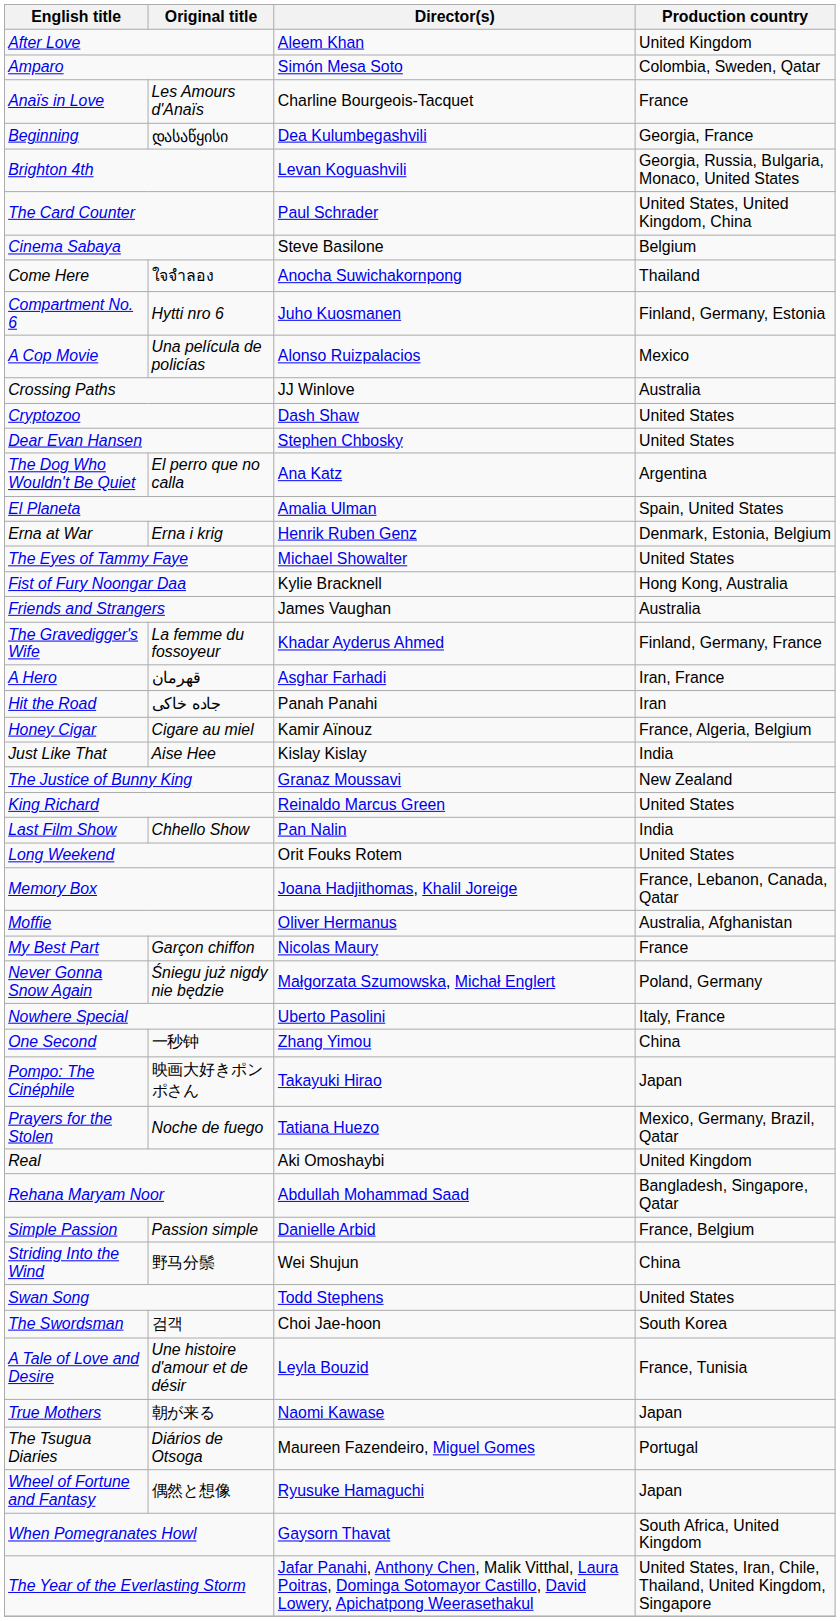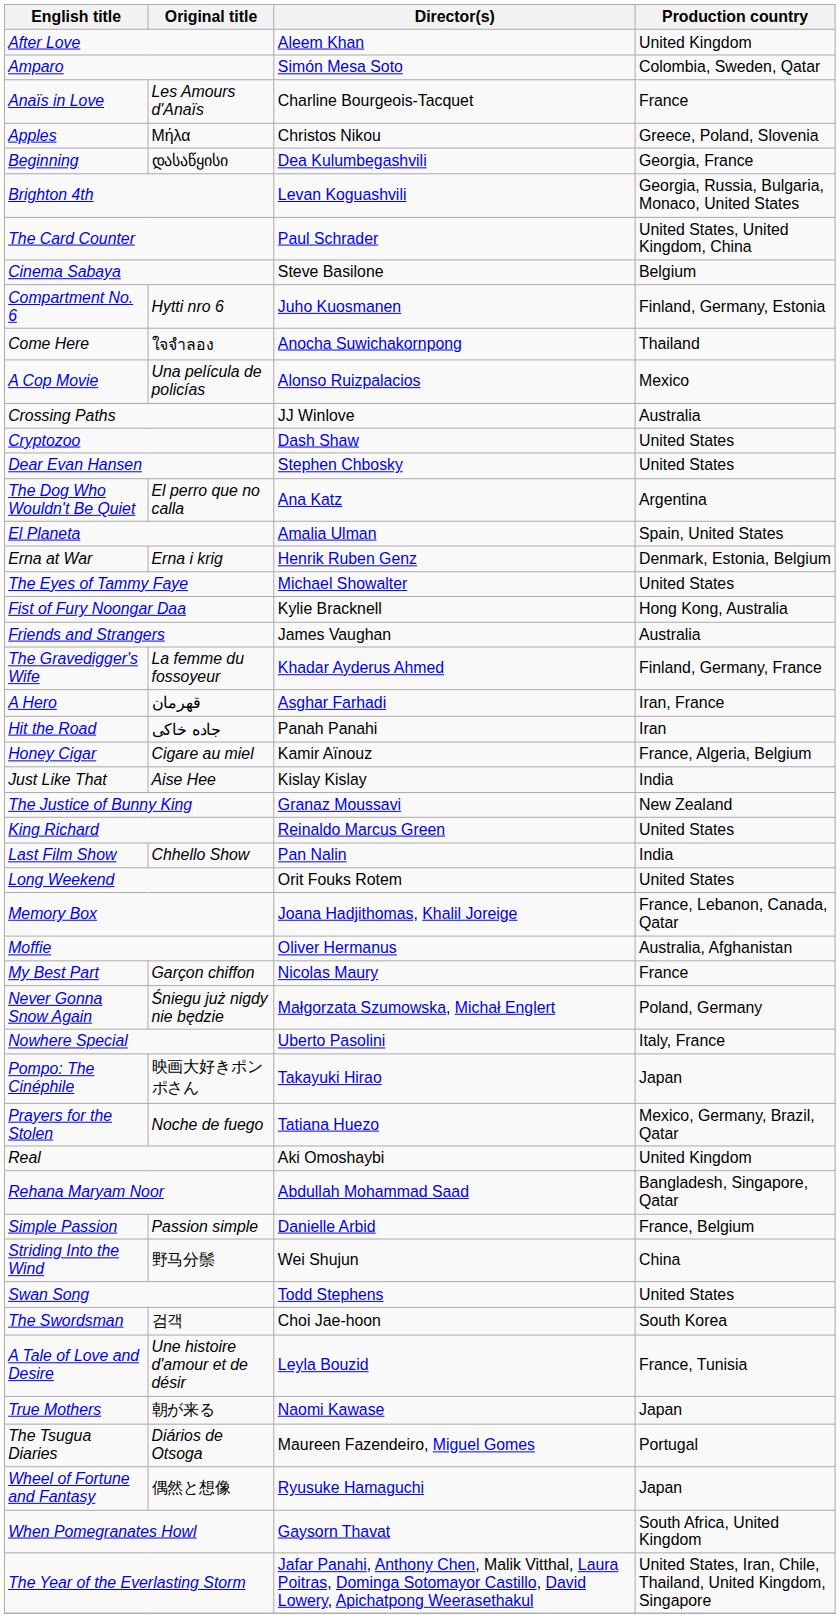+ row: (32, 135)
rows swapped: (49, 275) <-> (71, 313)
- row: (52, 1042)
